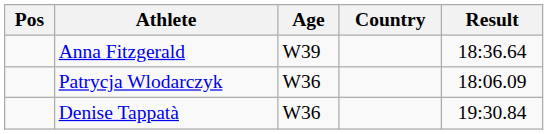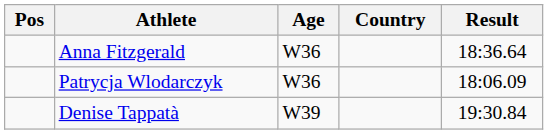(301, 50) W39 -> (301, 50) W36
(301, 112) W36 -> (301, 112) W39
